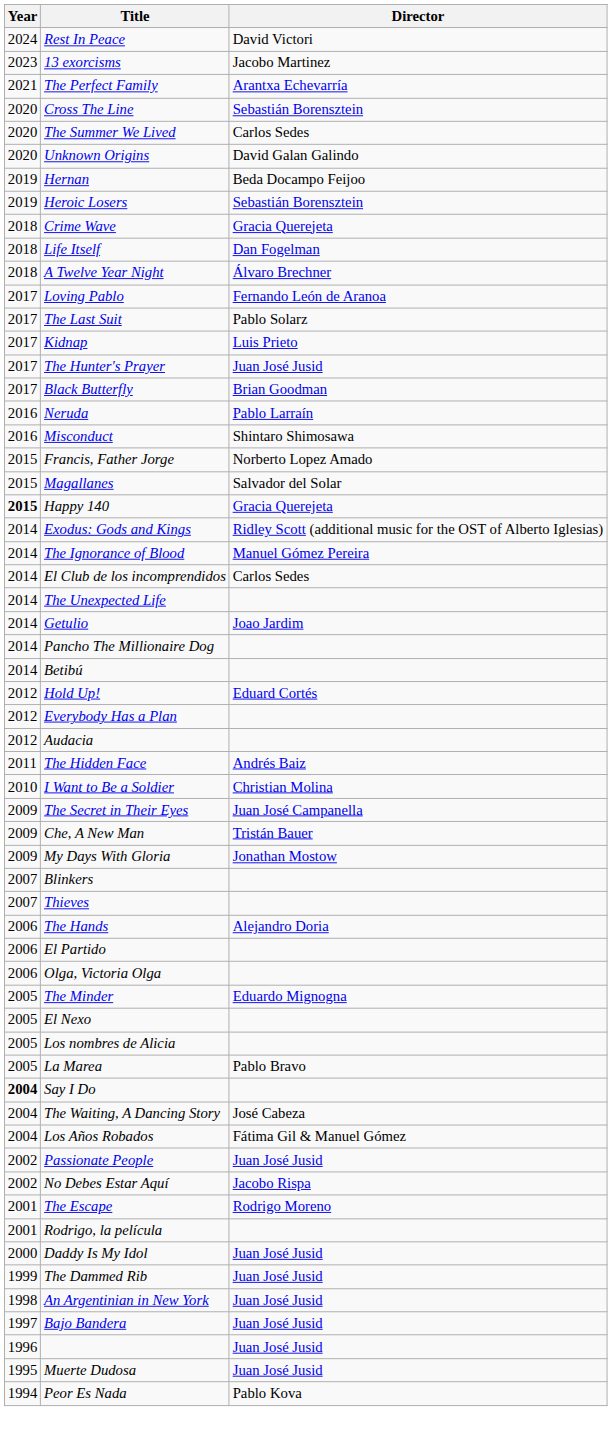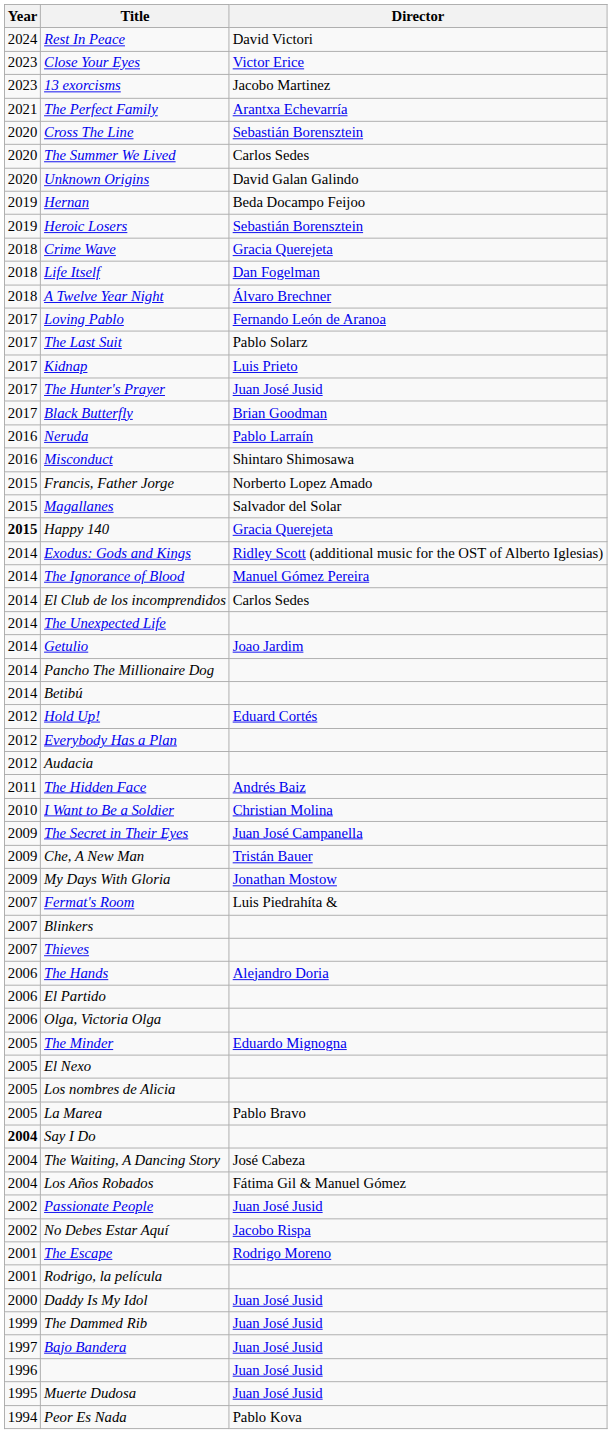+ row: (92, 62)
+ row: (89, 903)
- row: (126, 1300)
